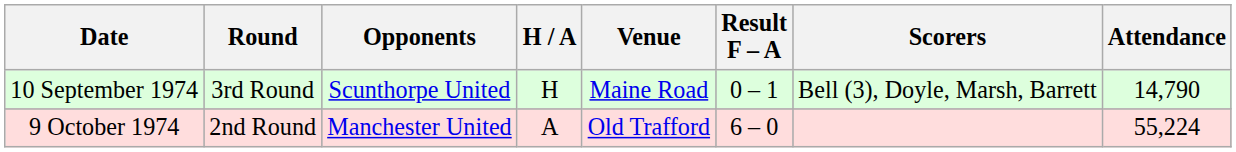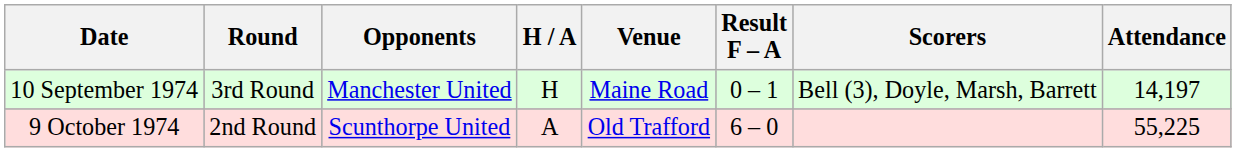(419, 89) Scunthorpe United -> (419, 89) Manchester United
(1167, 89) 14,790 -> (1167, 89) 14,197
(419, 127) Manchester United -> (419, 127) Scunthorpe United
(1167, 127) 55,224 -> (1167, 127) 55,225
